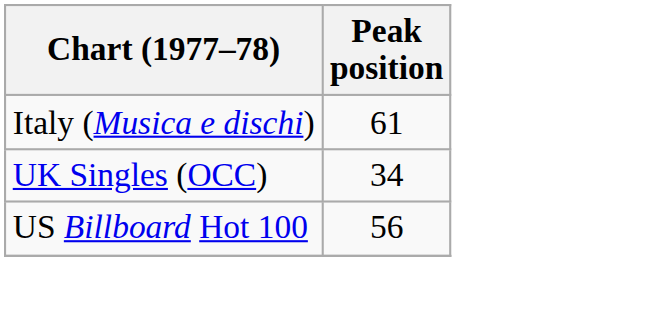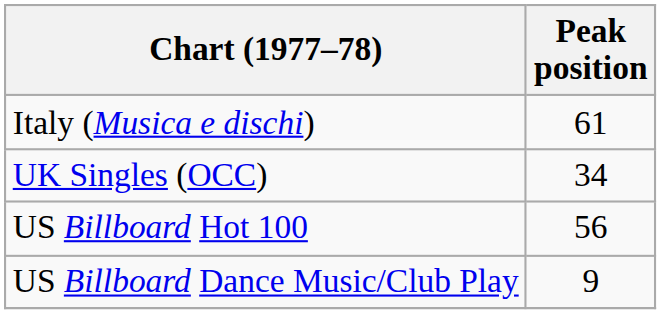+ row: (266, 280)
